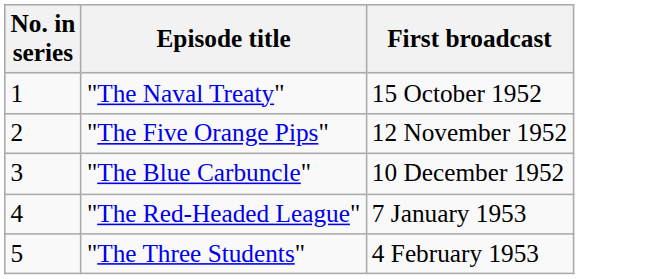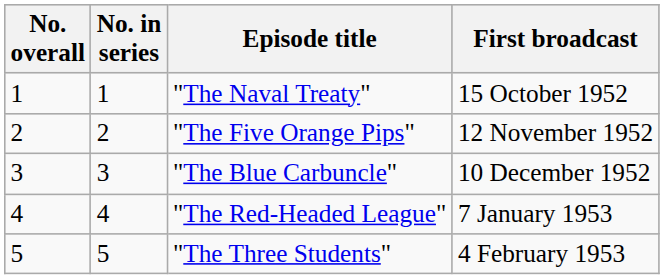+ column: (48, 38)
